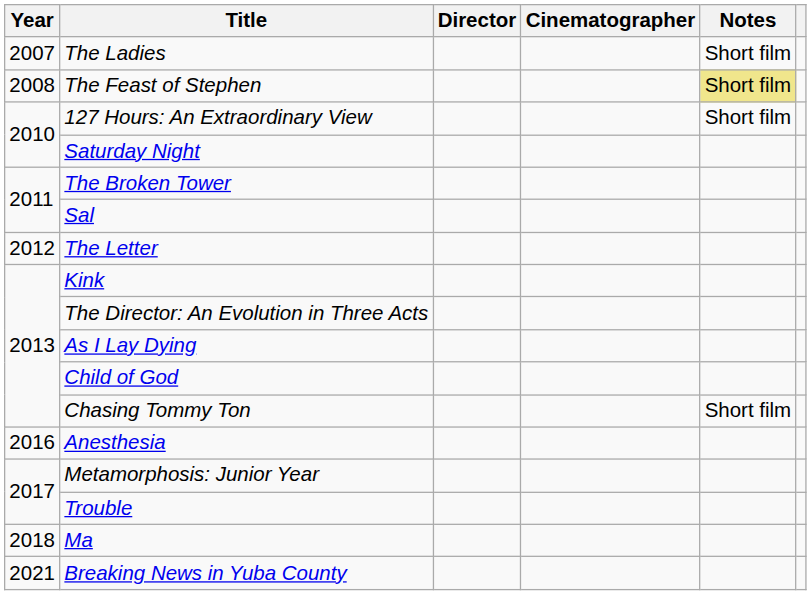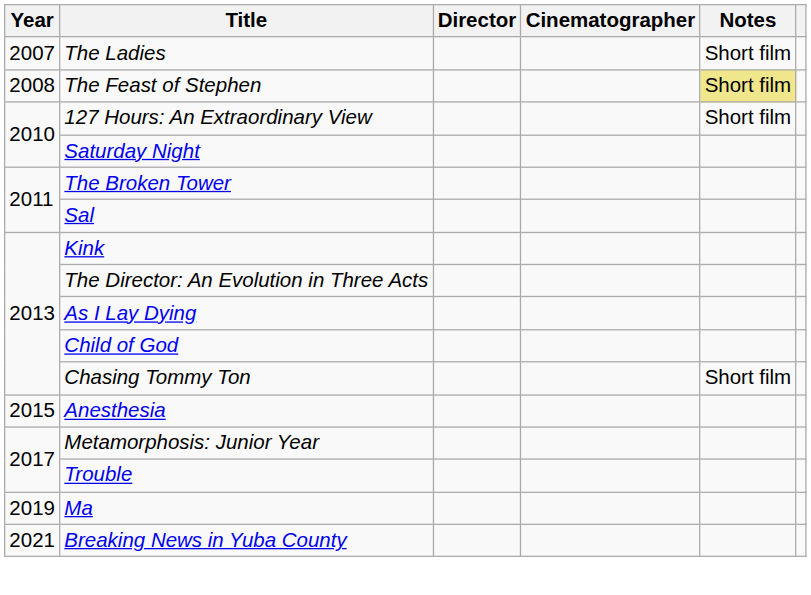- row: (111, 248)
(32, 442) 2016 -> (32, 410) 2015
(32, 540) 2018 -> (32, 507) 2019
